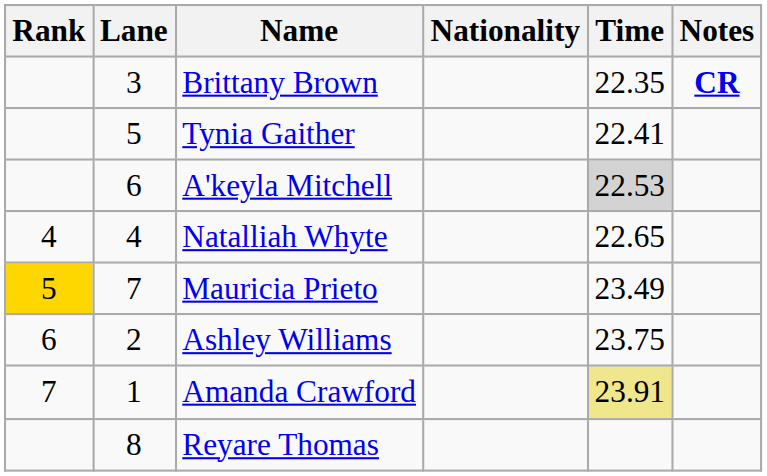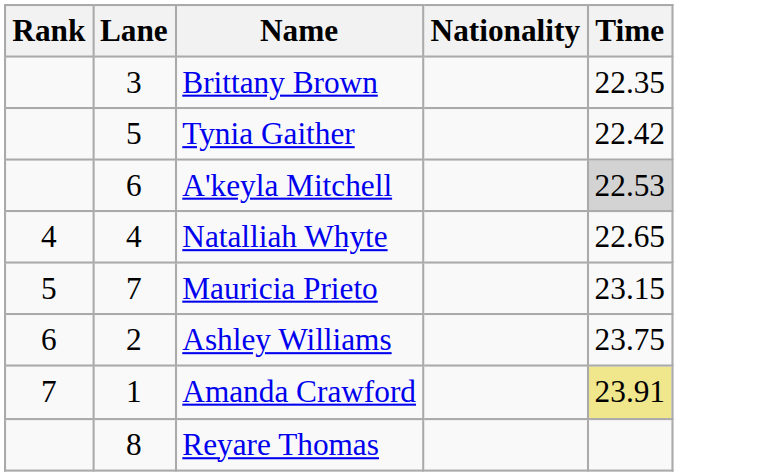- column: (717, 30)
(630, 133) 22.41 -> (630, 133) 22.42
(49, 288) gold background -> (49, 288) no background
(630, 288) 23.49 -> (630, 288) 23.15
